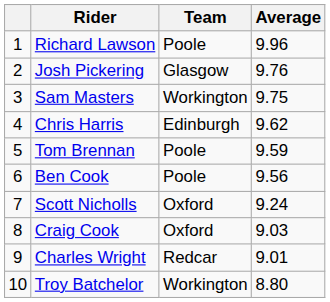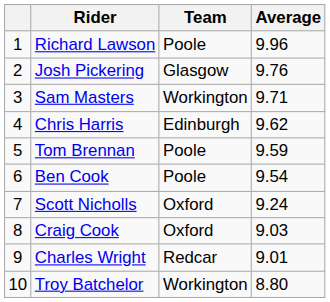(272, 97) 9.75 -> (272, 97) 9.71
(272, 177) 9.56 -> (272, 177) 9.54
